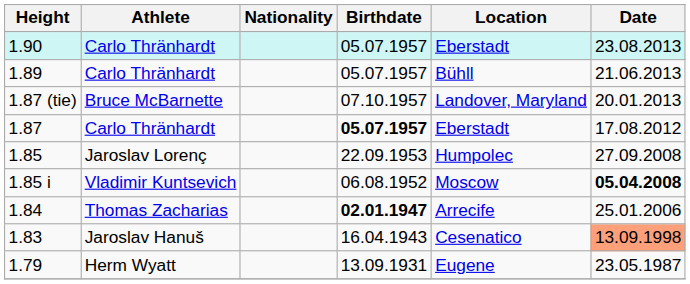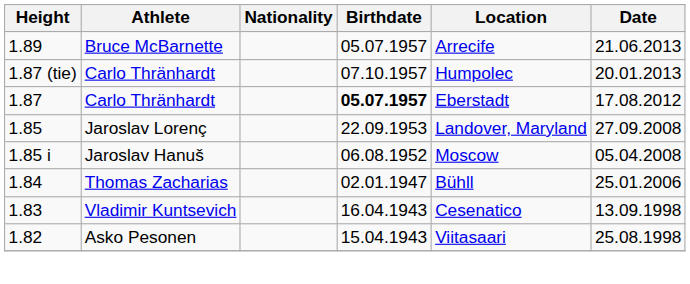- row: (25, 45)
(150, 73) Carlo Thränhardt -> (154, 45) Bruce McBarnette
(454, 73) Bühll -> (465, 45) Arrecife
(154, 100) Bruce McBarnette -> (150, 73) Carlo Thränhardt
(511, 100) Landover, Maryland -> (474, 73) Humpolec
(474, 155) Humpolec -> (511, 127) Landover, Maryland
(161, 182) Vladimir Kuntsevich -> (144, 155) Jaroslav Hanuš
(638, 182) bold -> (638, 155) normal
(384, 210) bold -> (384, 182) normal
(465, 210) Arrecife -> (454, 182) Bühll
(144, 237) Jaroslav Hanuš -> (161, 210) Vladimir Kuntsevich
(638, 237) lightsalmon background -> (638, 210) no background
+ row: (25, 237)
- row: (25, 264)
